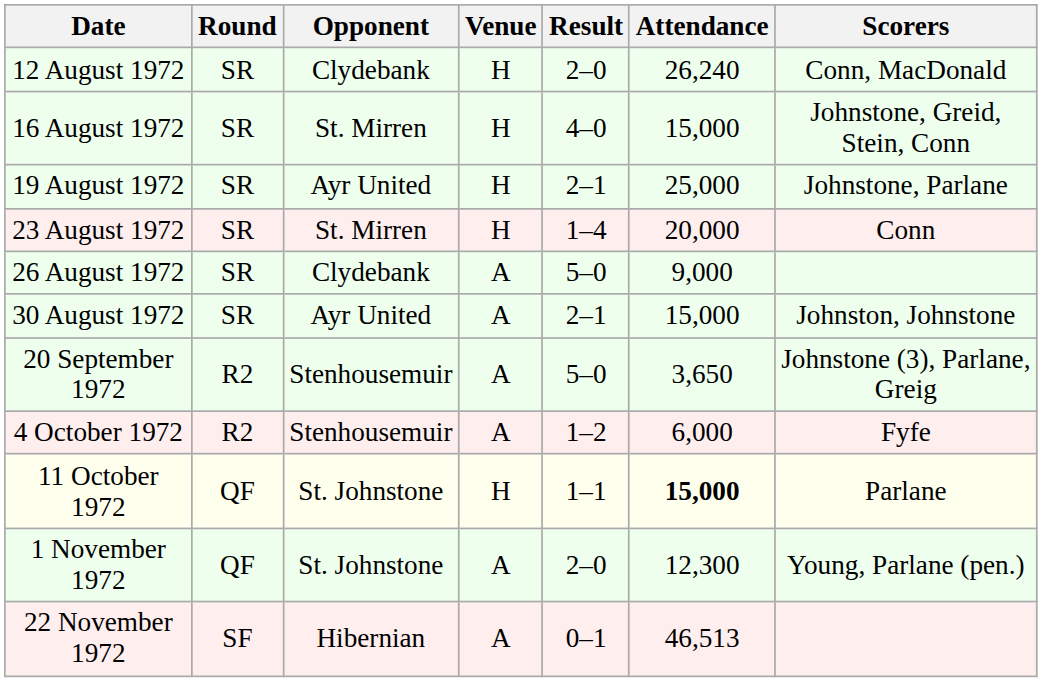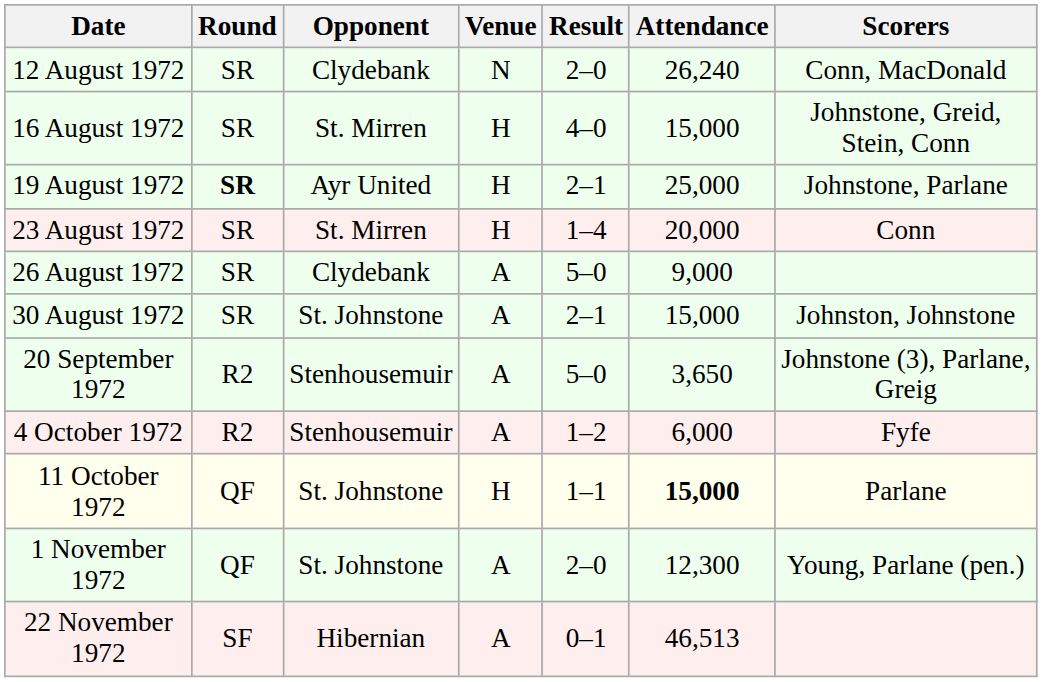(501, 69) H -> (501, 69) N
(237, 186) normal -> (237, 186) bold
(371, 315) Ayr United -> (371, 315) St. Johnstone
